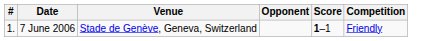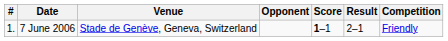+ column: (362, 12)
